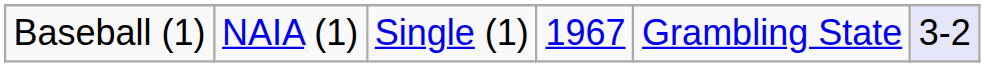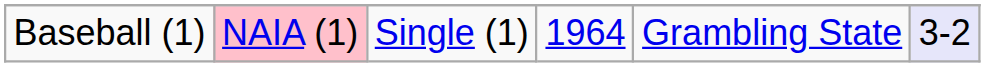(290, 33) no background -> (290, 33) pink background
(585, 33) 1967 -> (585, 33) 1964
